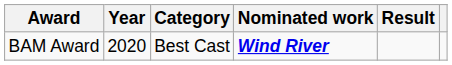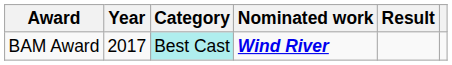(127, 45) 2020 -> (127, 45) 2017
(192, 45) no background -> (192, 45) paleturquoise background
